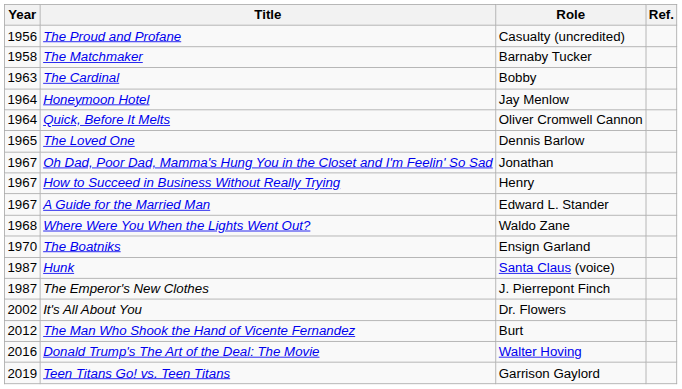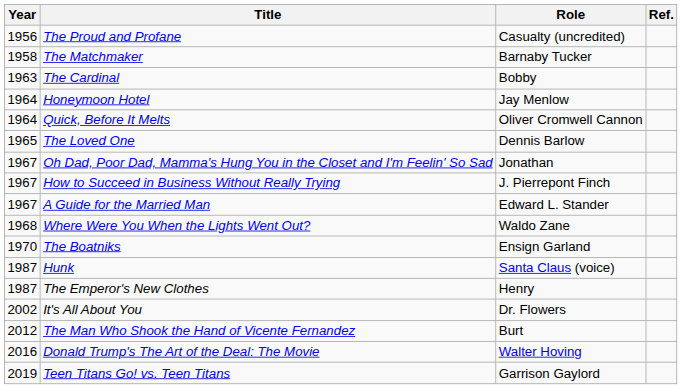(516, 183) Henry -> (555, 183) J. Pierrepont Finch
(555, 288) J. Pierrepont Finch -> (516, 288) Henry
